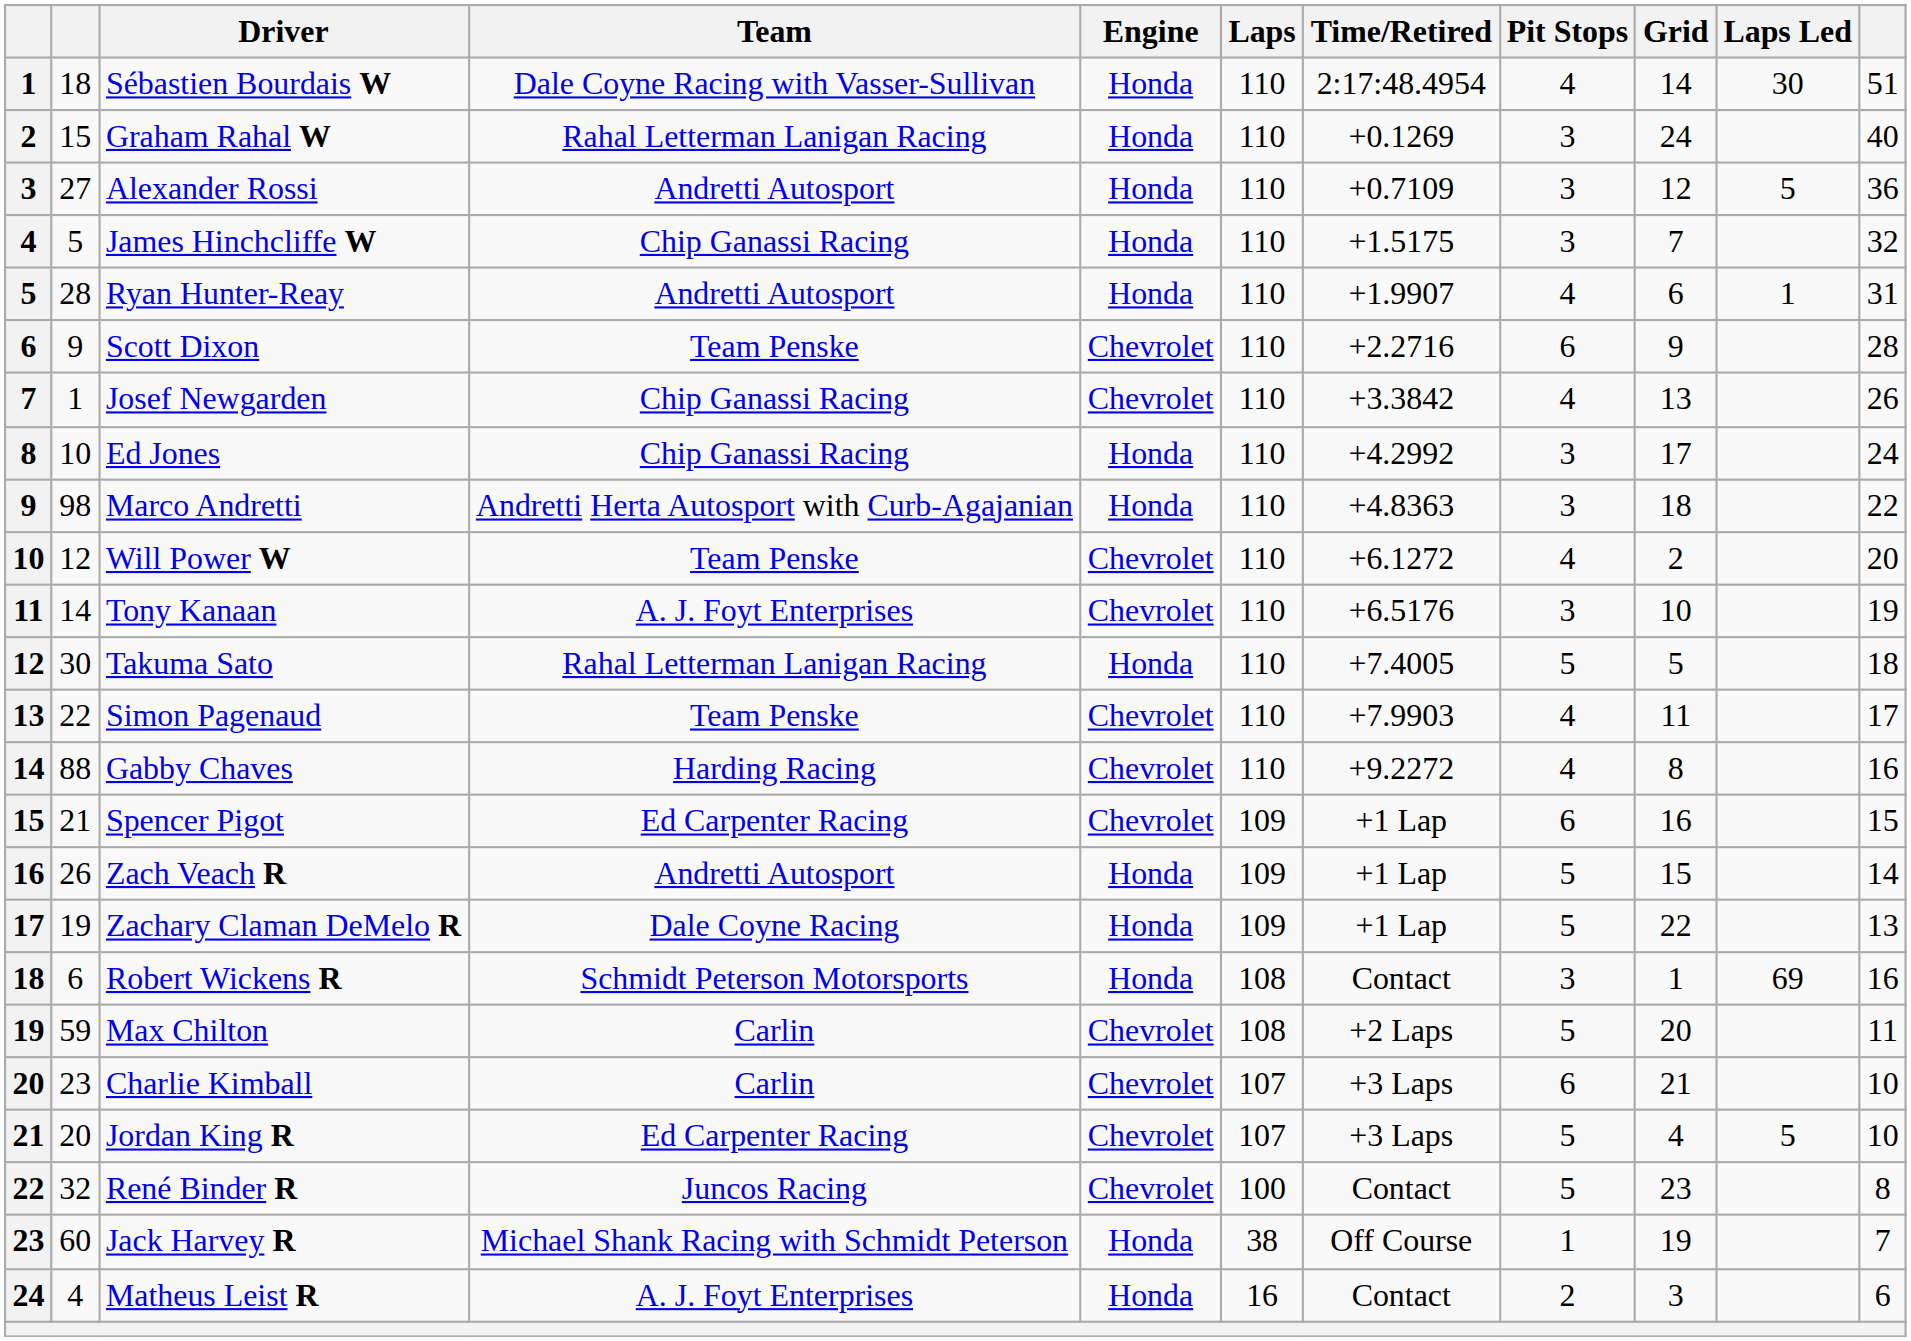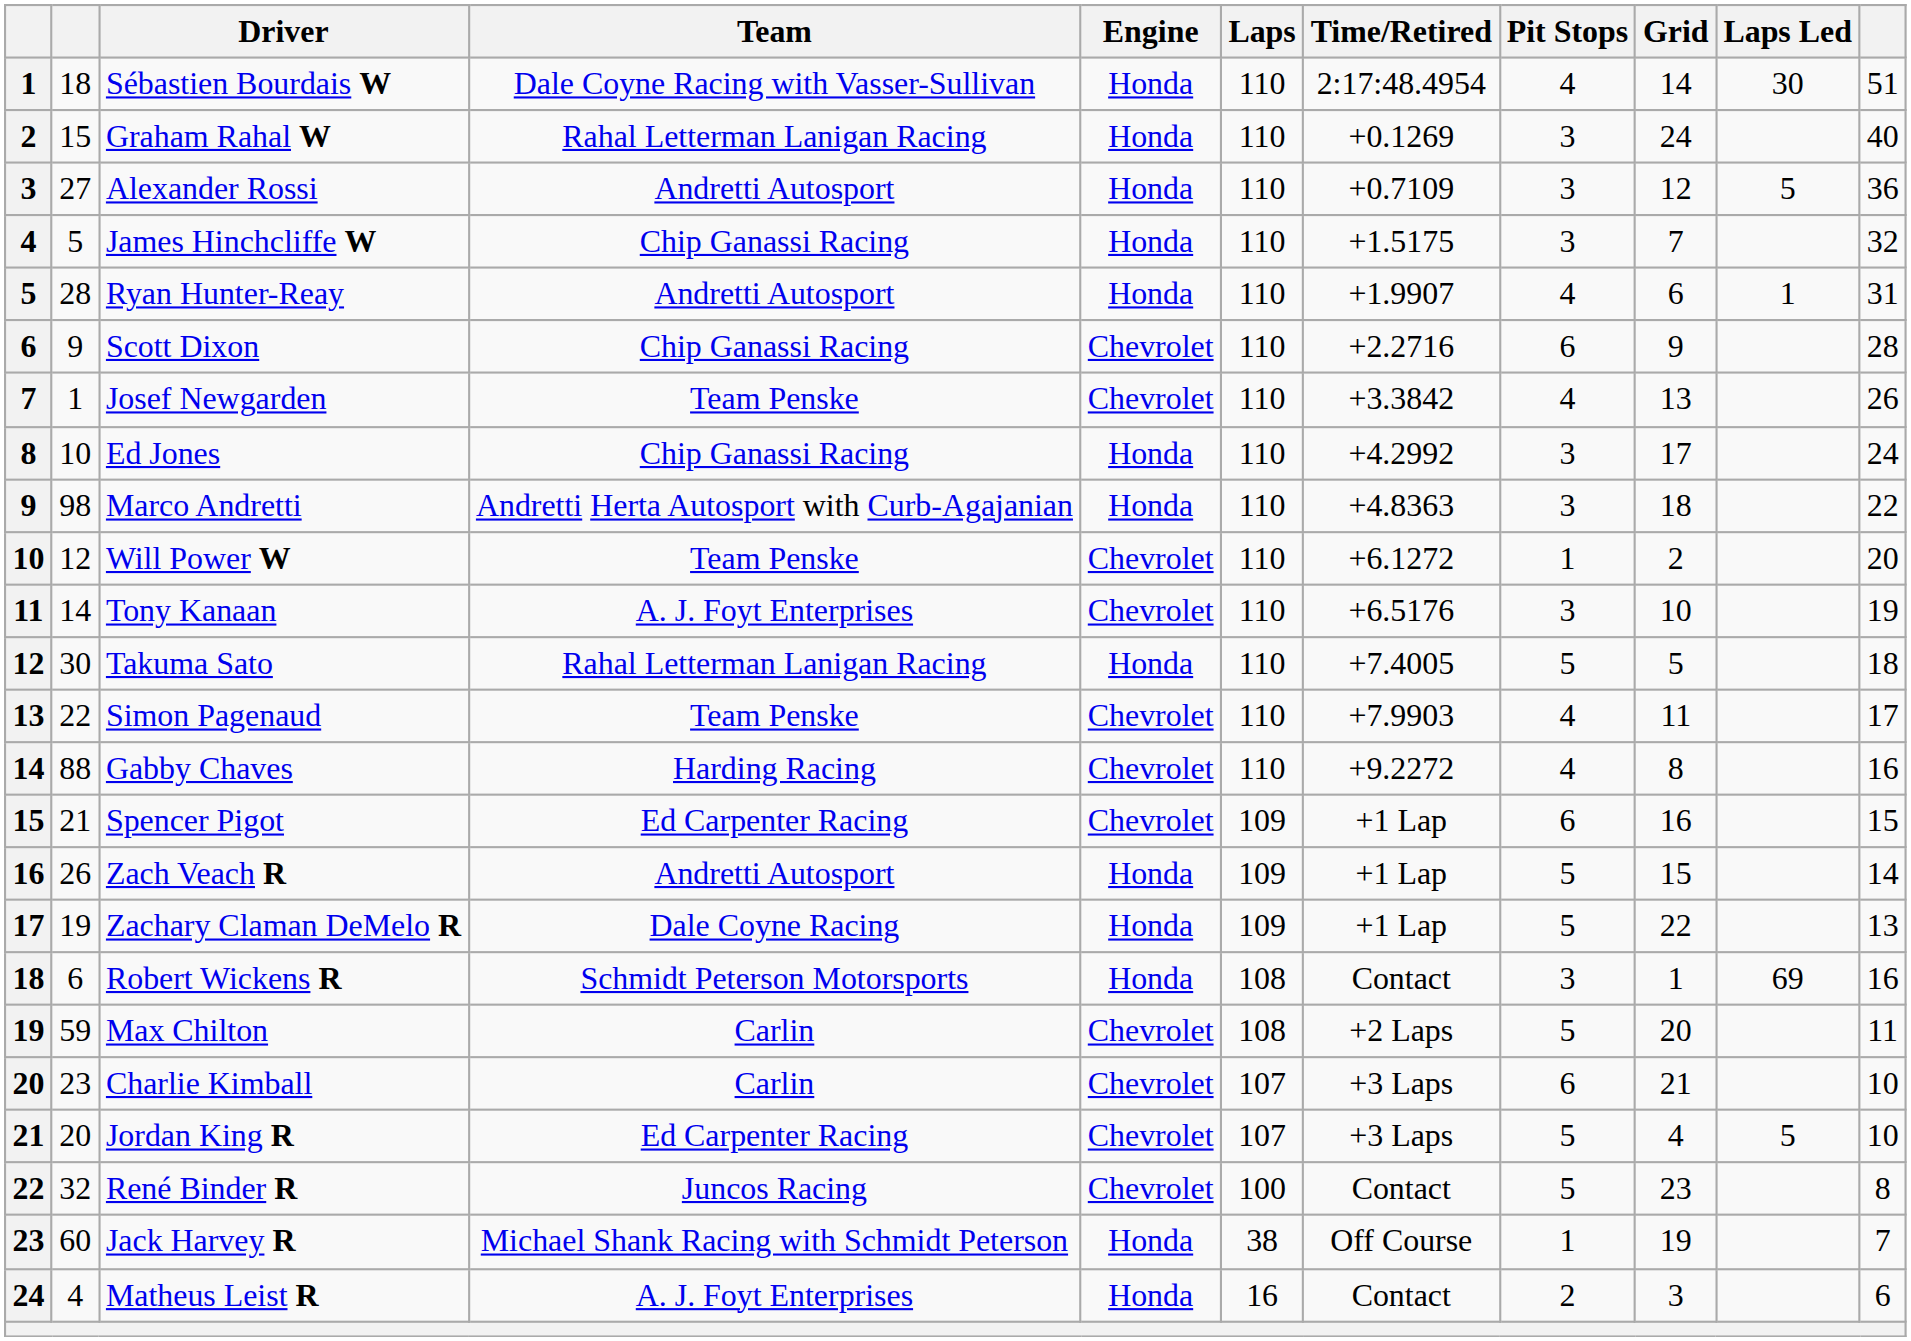(774, 346) Team Penske -> (774, 346) Chip Ganassi Racing
(774, 399) Chip Ganassi Racing -> (774, 399) Team Penske
(1567, 557) 4 -> (1567, 557) 1
